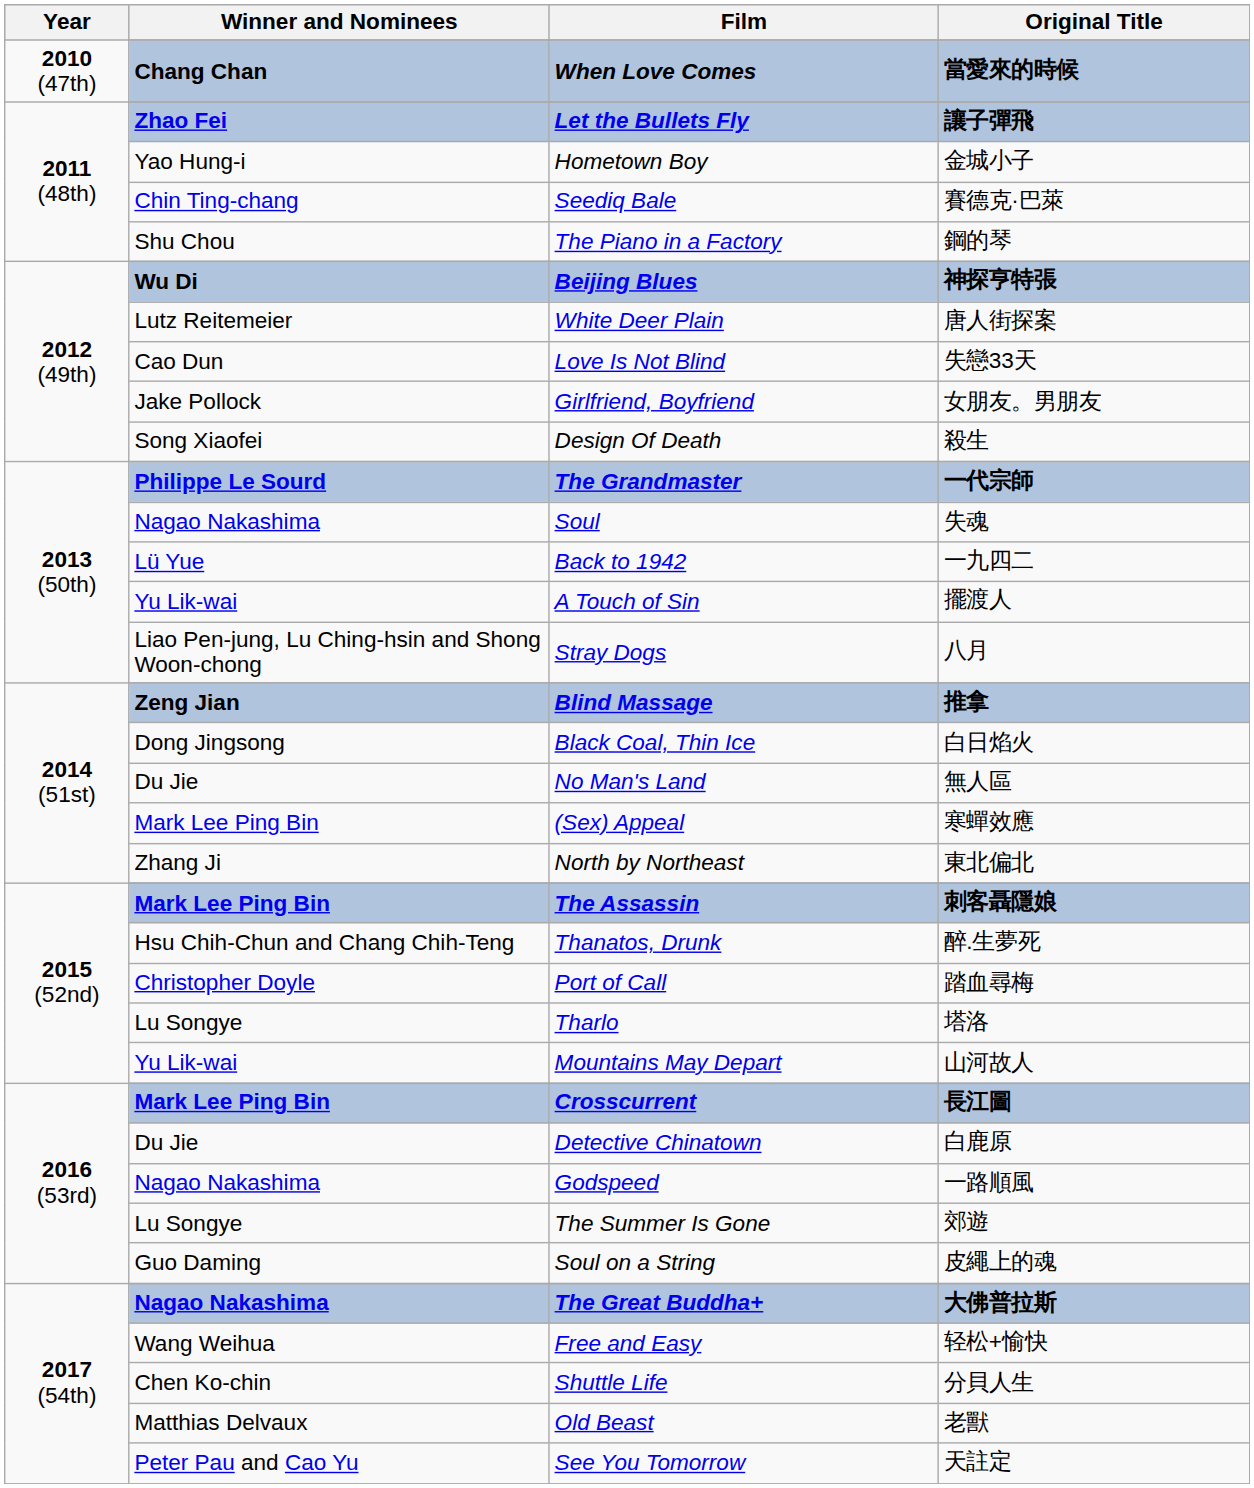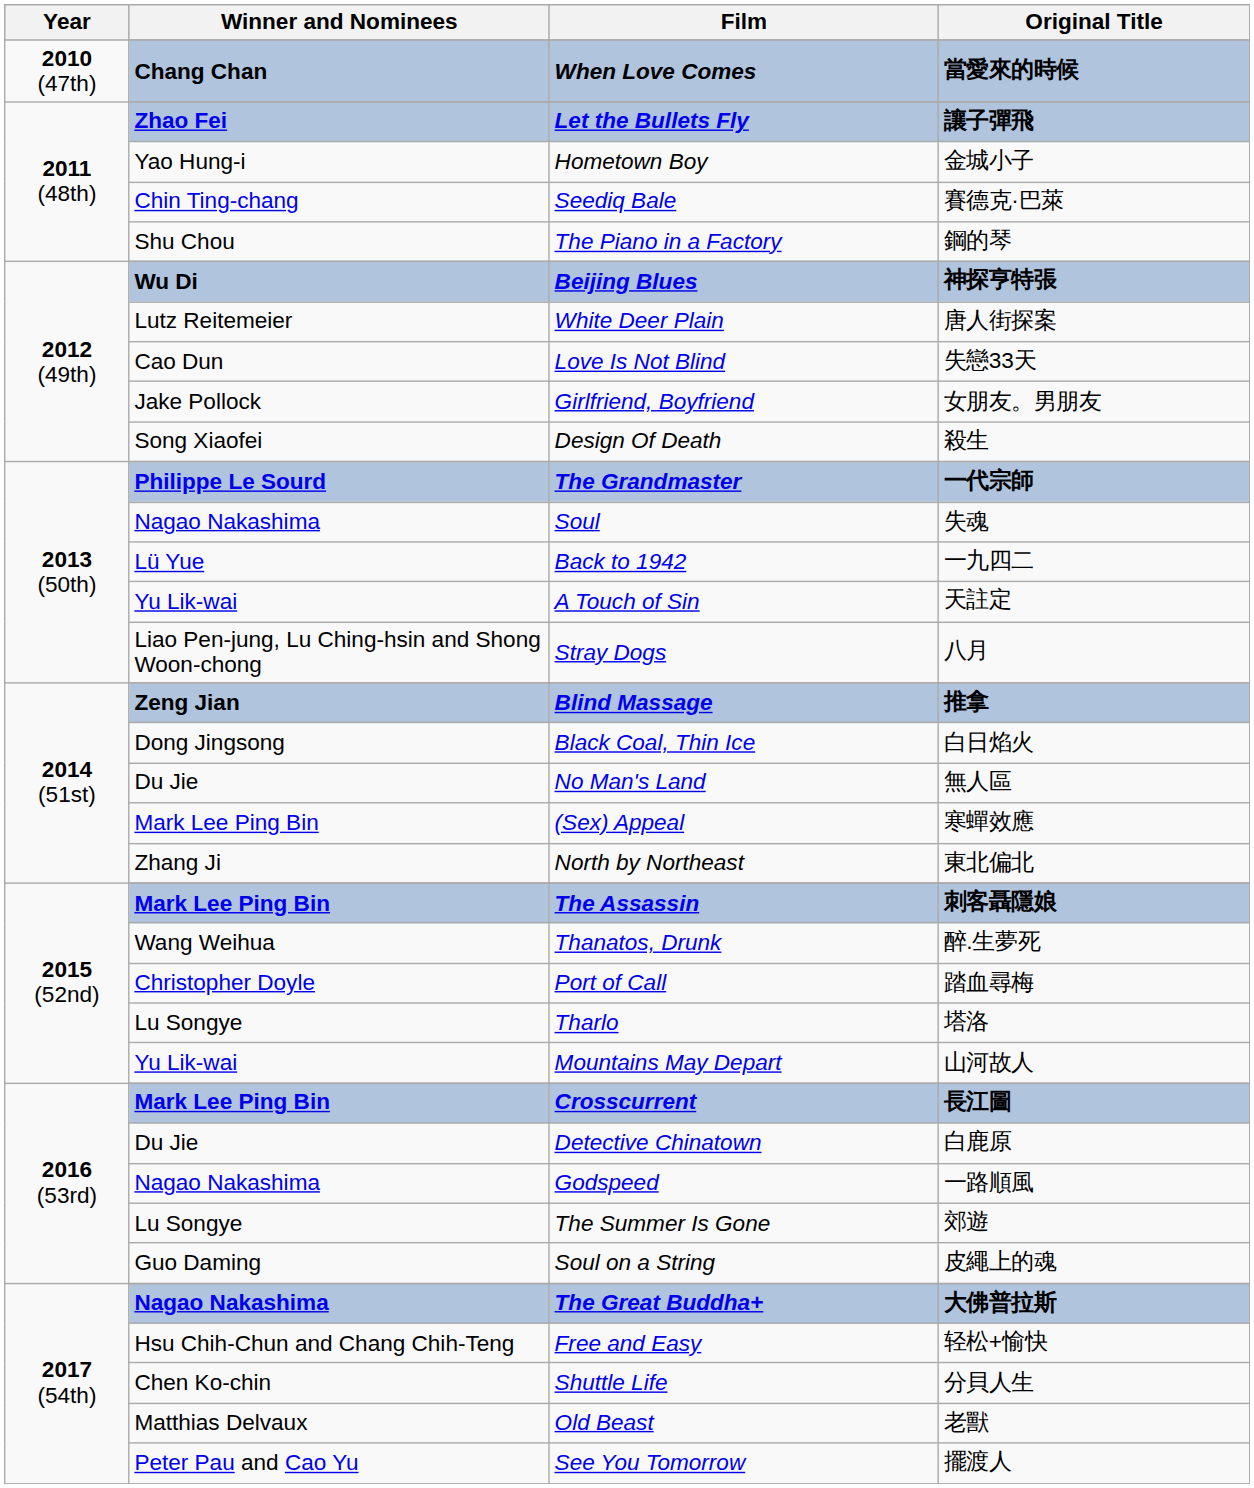(977, 600) 擺渡人 -> (977, 600) 天註定
(324, 942) Hsu Chih-Chun and Chang Chih-Teng -> (205, 942) Wang Weihua
(205, 1342) Wang Weihua -> (324, 1342) Hsu Chih-Chun and Chang Chih-Teng
(977, 1462) 天註定 -> (977, 1462) 擺渡人
